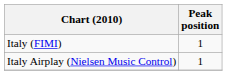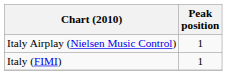rows swapped: (34, 43) <-> (92, 61)
